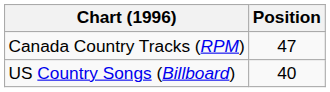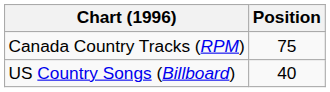(287, 45) 47 -> (287, 45) 75
